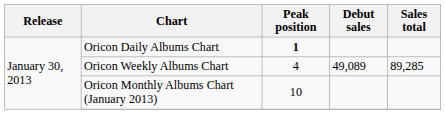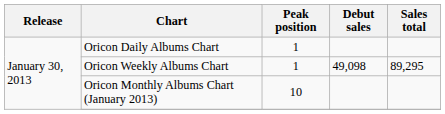(296, 47) bold -> (296, 47) normal
(296, 66) 4 -> (296, 66) 1
(349, 66) 49,089 -> (349, 66) 49,098
(407, 66) 89,285 -> (407, 66) 89,295
